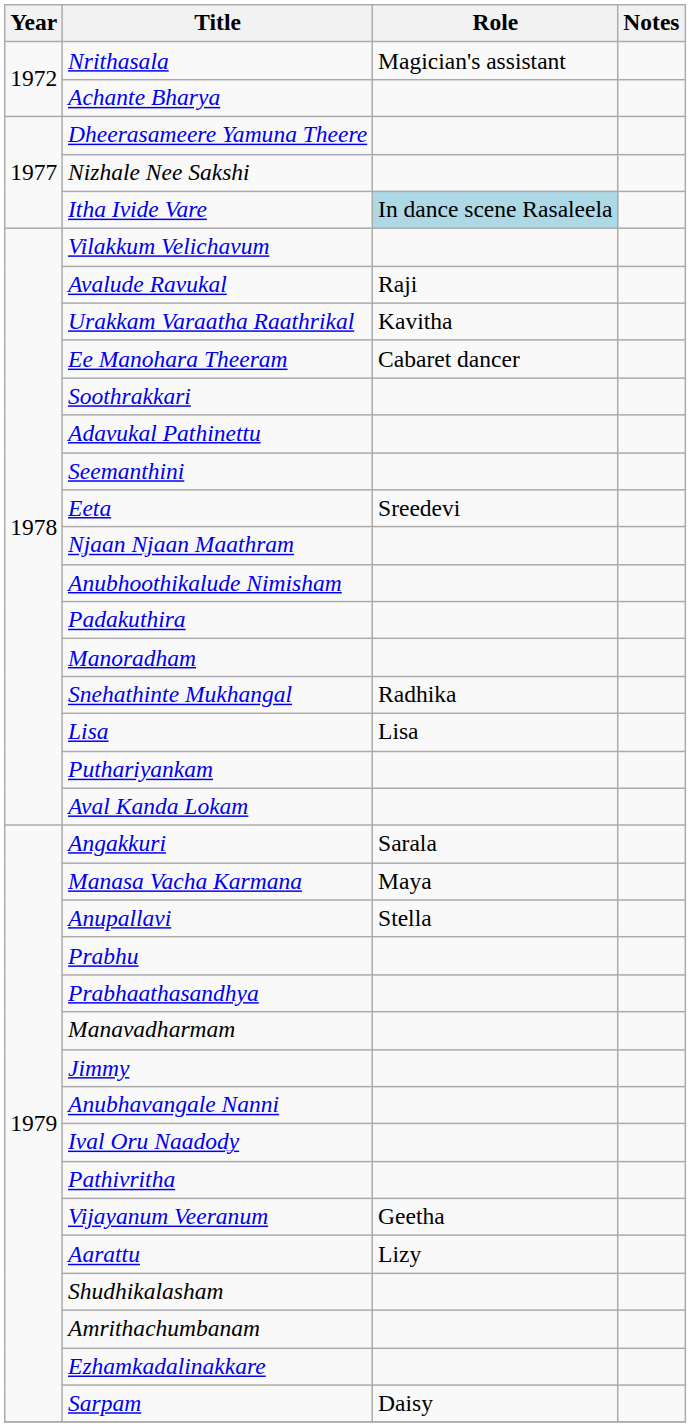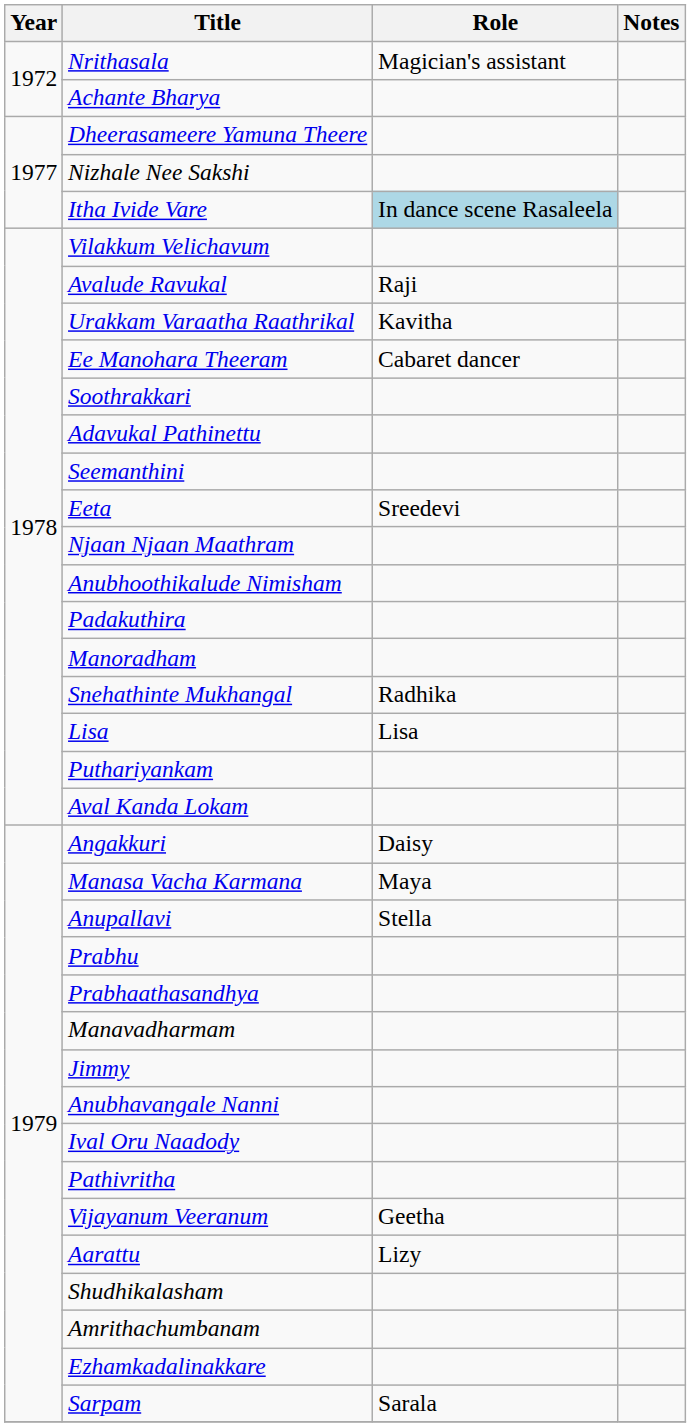(407, 843) Sarala -> (406, 843) Daisy
(406, 1403) Daisy -> (407, 1403) Sarala
